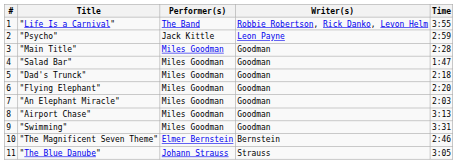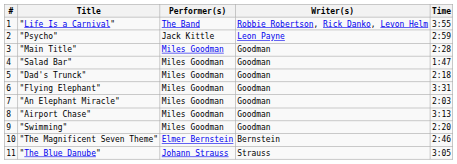(441, 88) 2:20 -> (441, 88) 3:31
(441, 127) 3:31 -> (441, 127) 2:20
